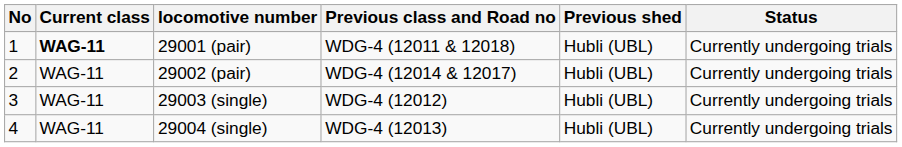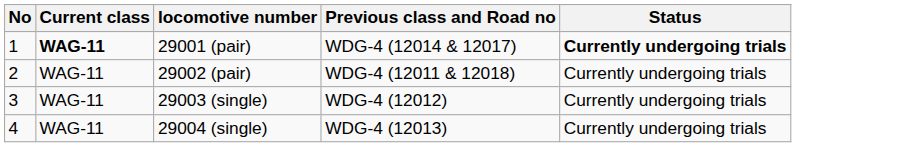- column: (623, 18)
(420, 45) WDG-4 (12011 & 12018) -> (421, 45) WDG-4 (12014 & 12017)
(791, 45) normal -> (675, 45) bold
(421, 73) WDG-4 (12014 & 12017) -> (420, 73) WDG-4 (12011 & 12018)
